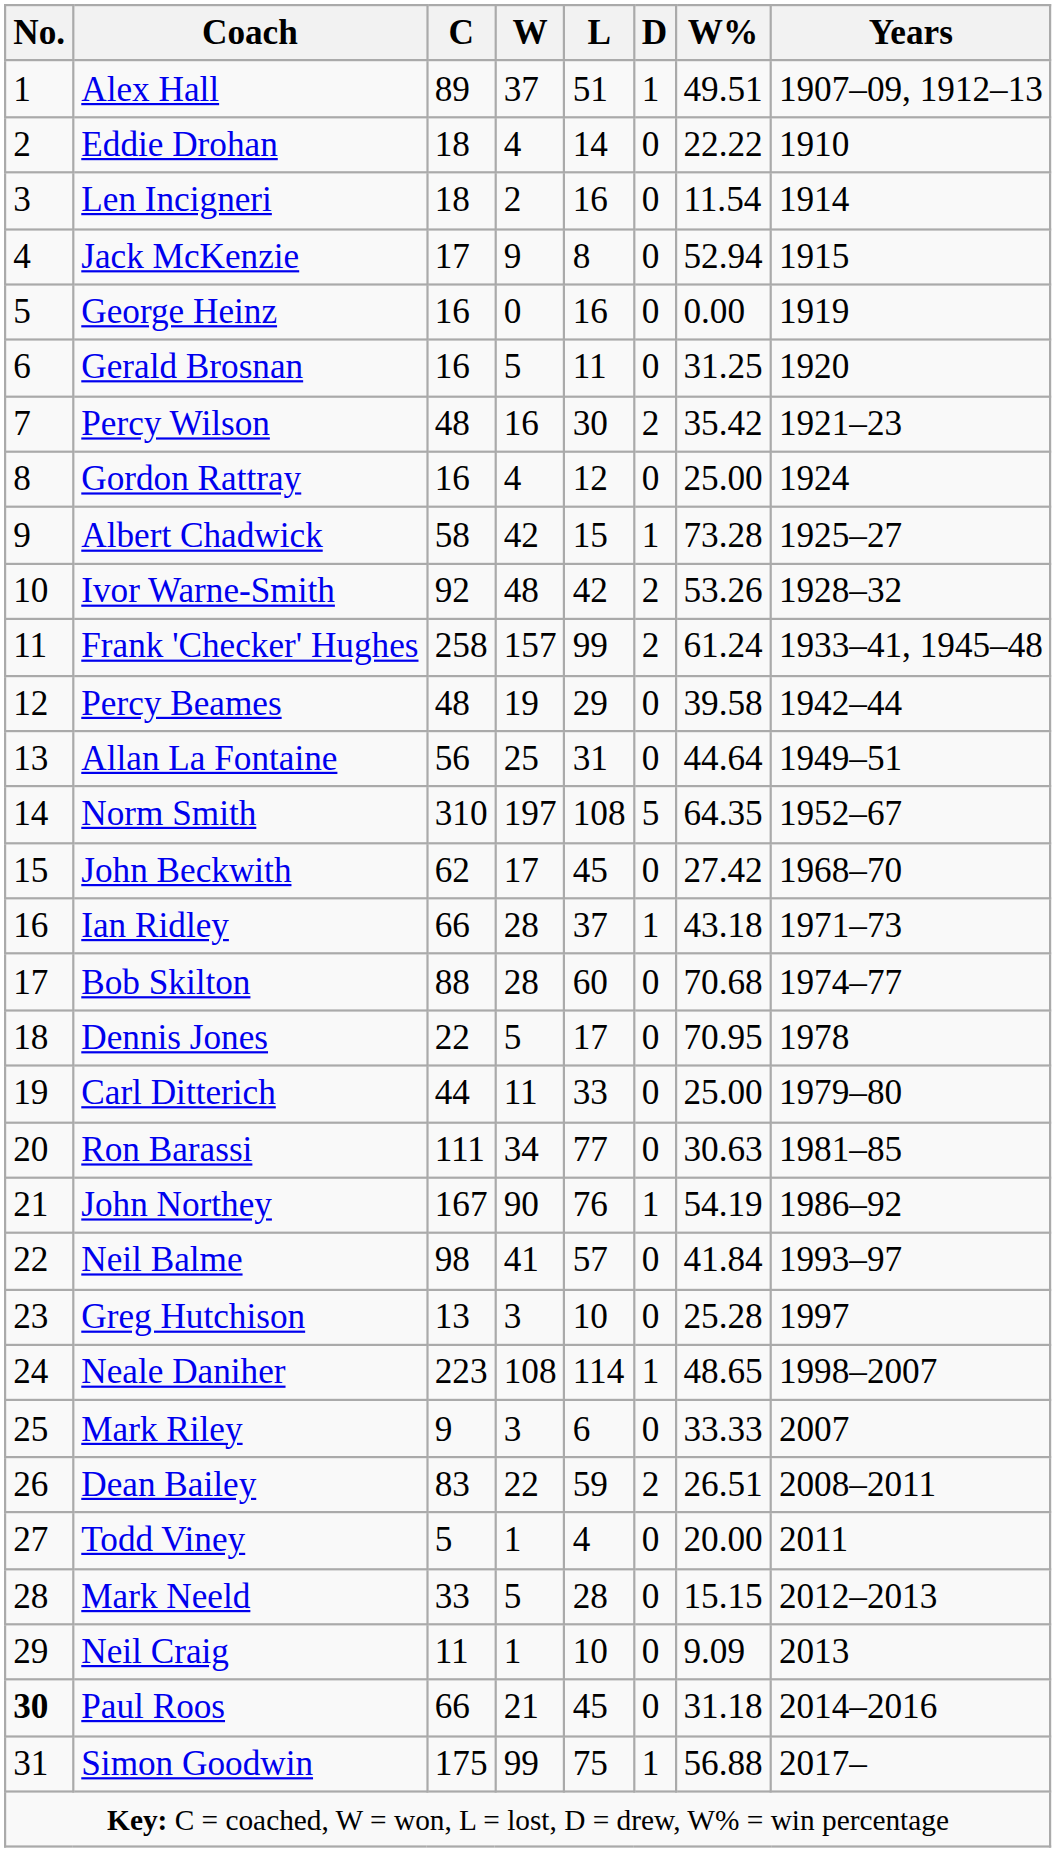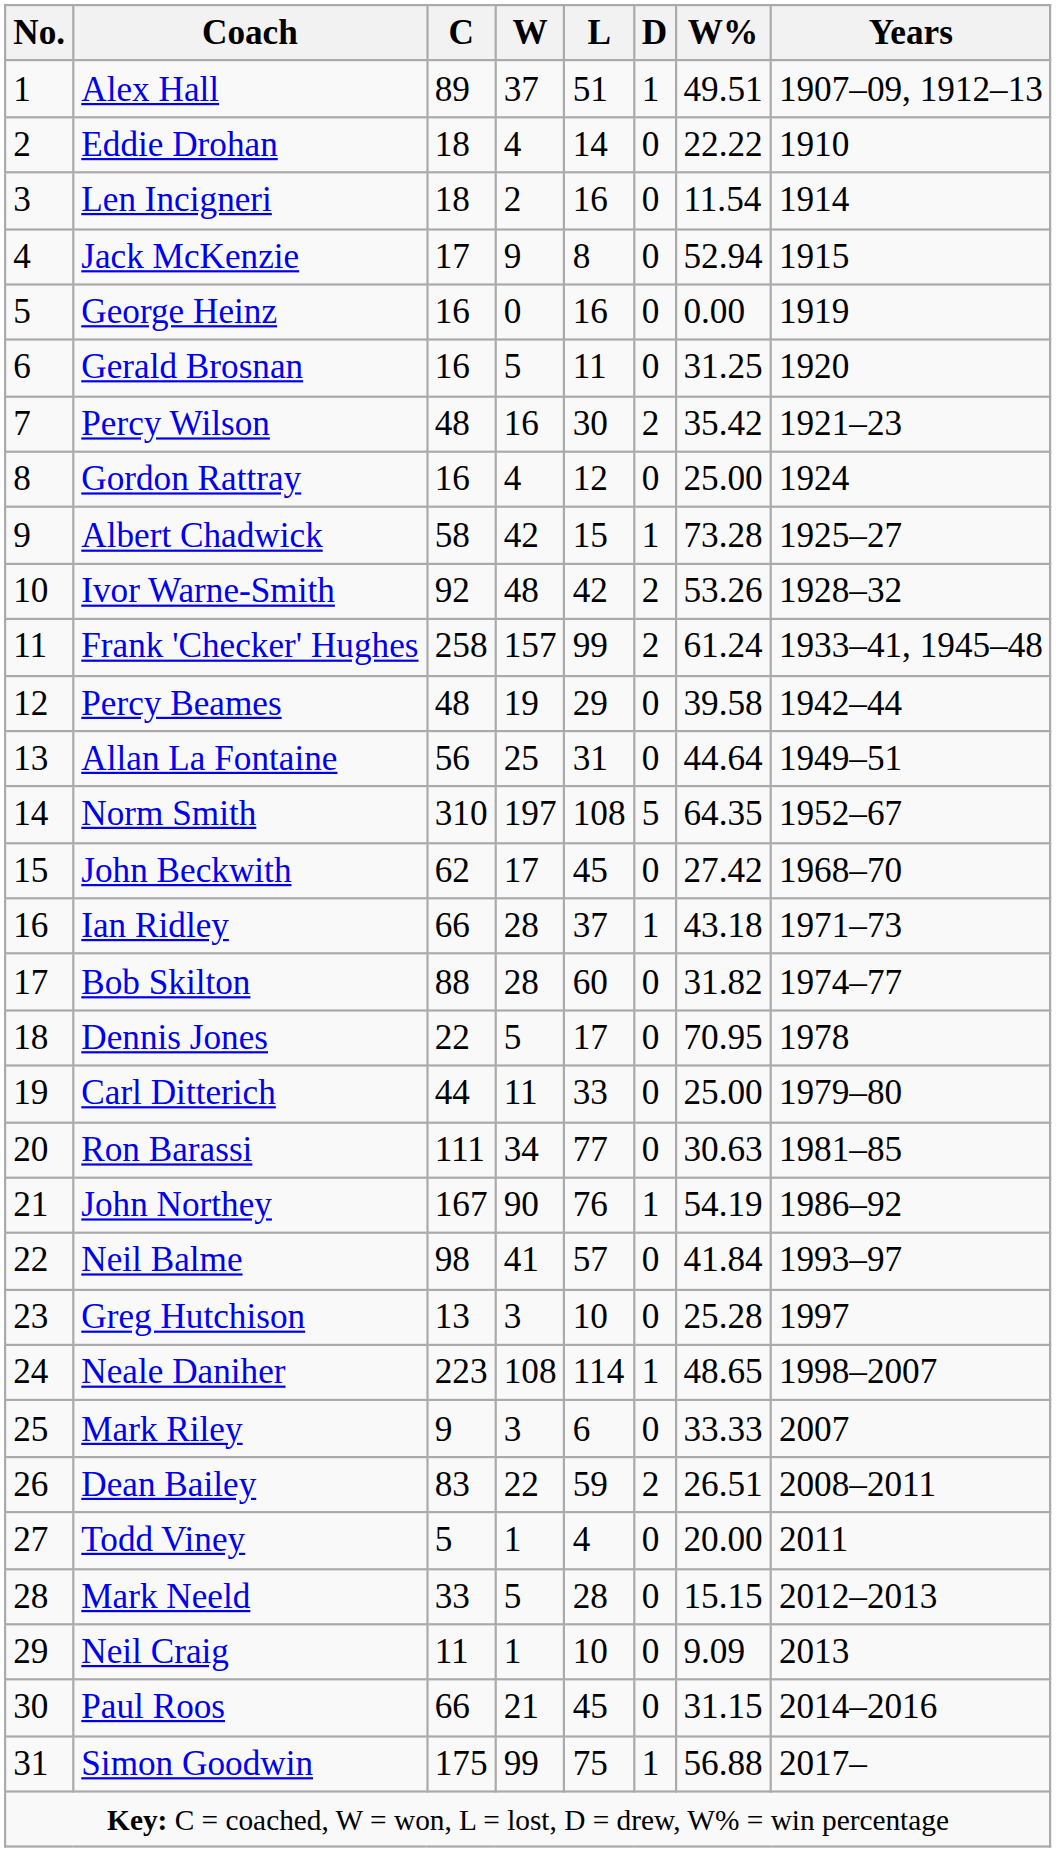(723, 981) 70.68 -> (723, 981) 31.82
(31, 1707) bold -> (31, 1707) normal
(723, 1707) 31.18 -> (723, 1707) 31.15
